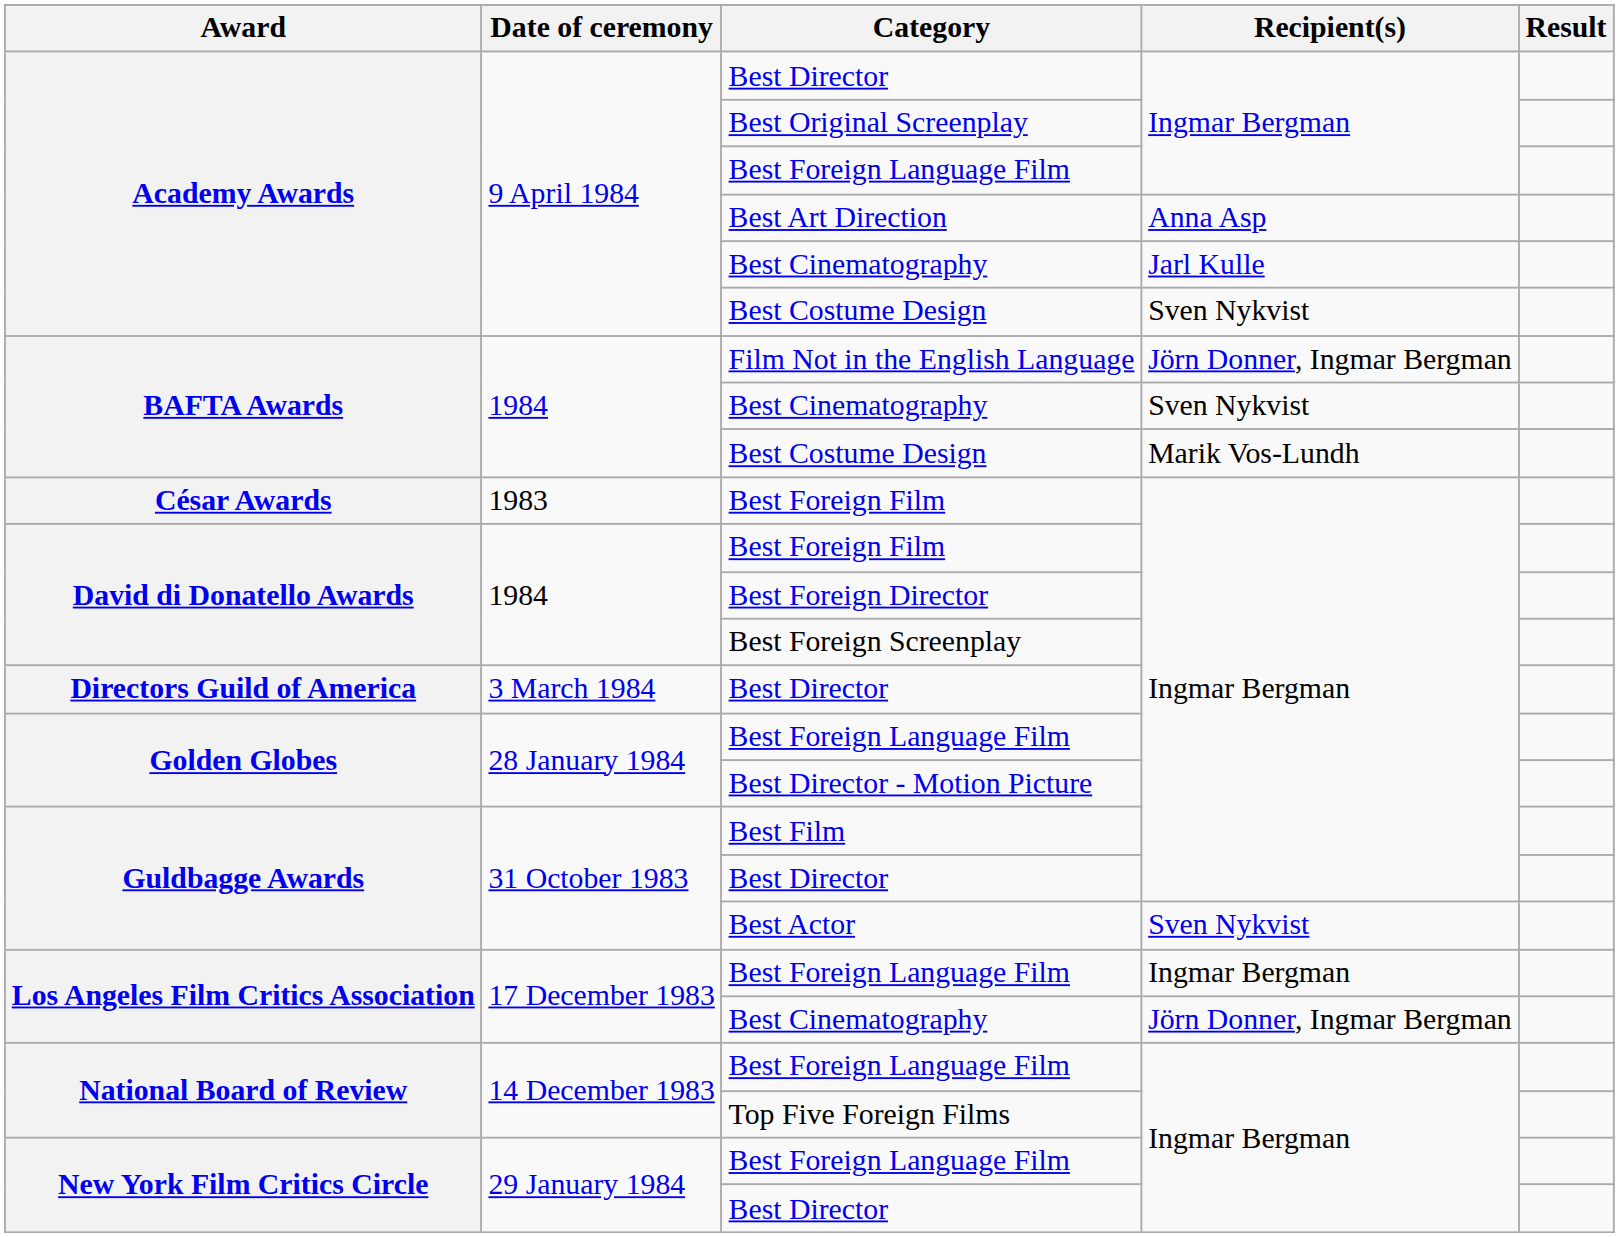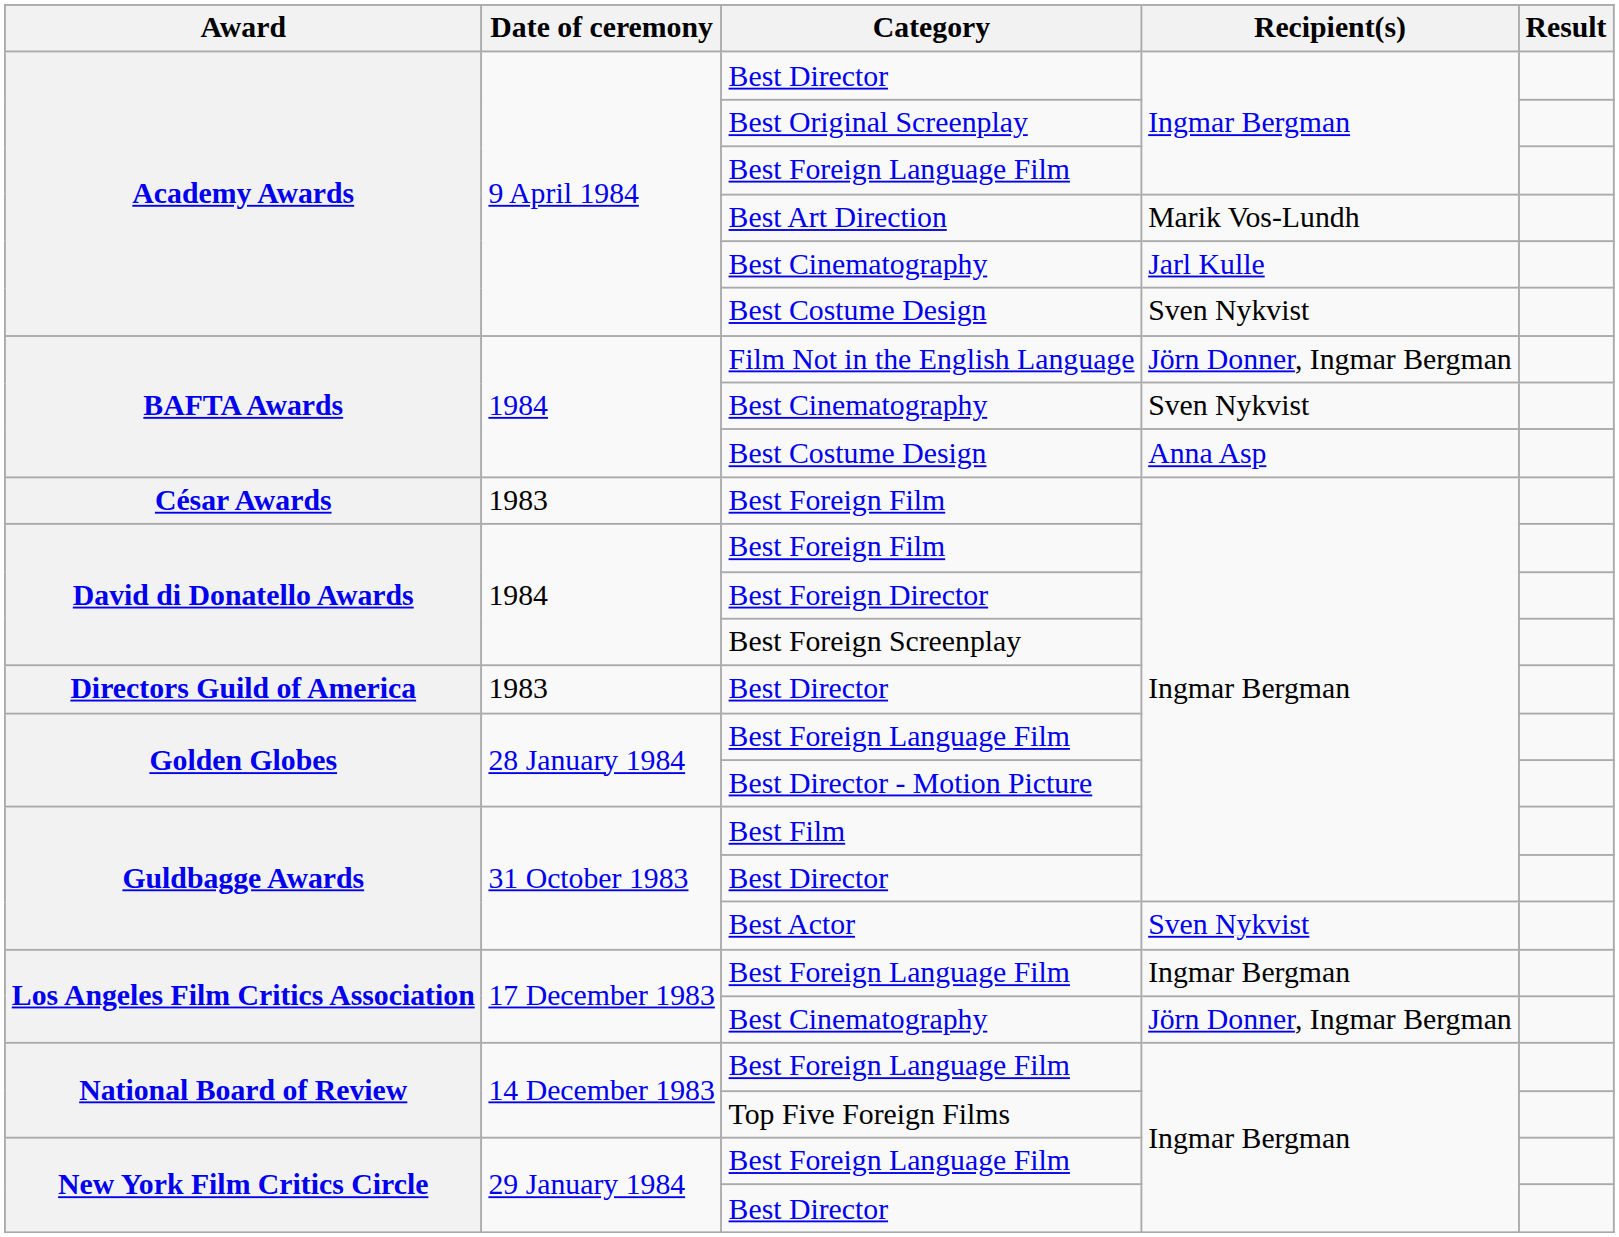(1207, 216) Anna Asp -> (1254, 216) Marik Vos-Lundh
(1254, 452) Marik Vos-Lundh -> (1207, 452) Anna Asp
(572, 688) 3 March 1984 -> (518, 688) 1983
